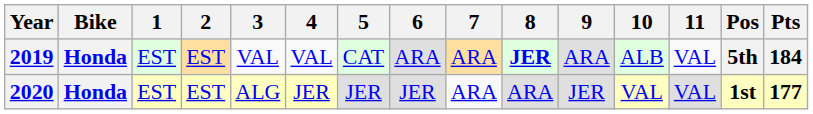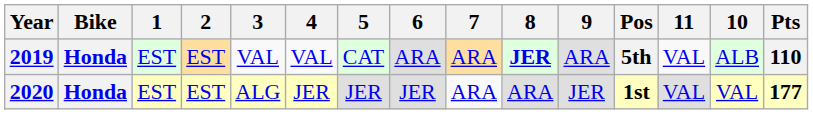columns swapped: (642, 21) <-> (743, 21)
(786, 56) 184 -> (786, 56) 110
